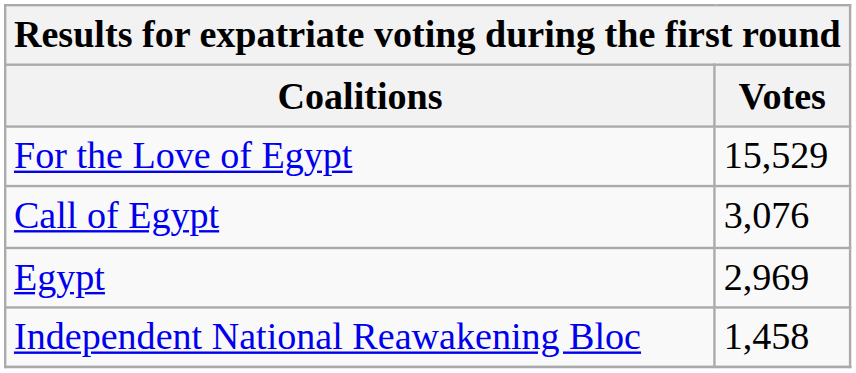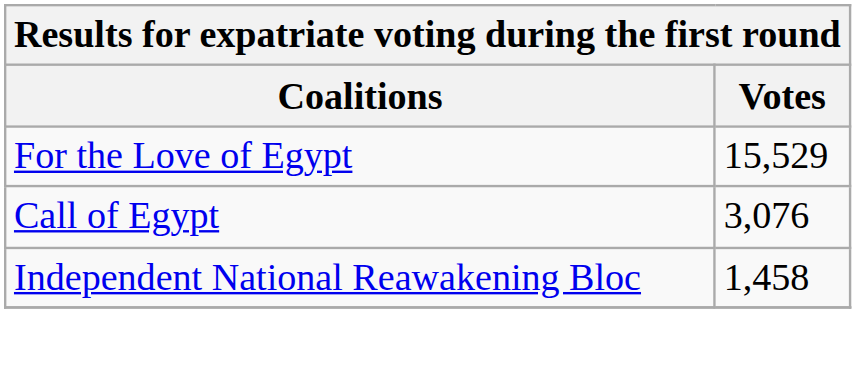- row: (59, 276)
